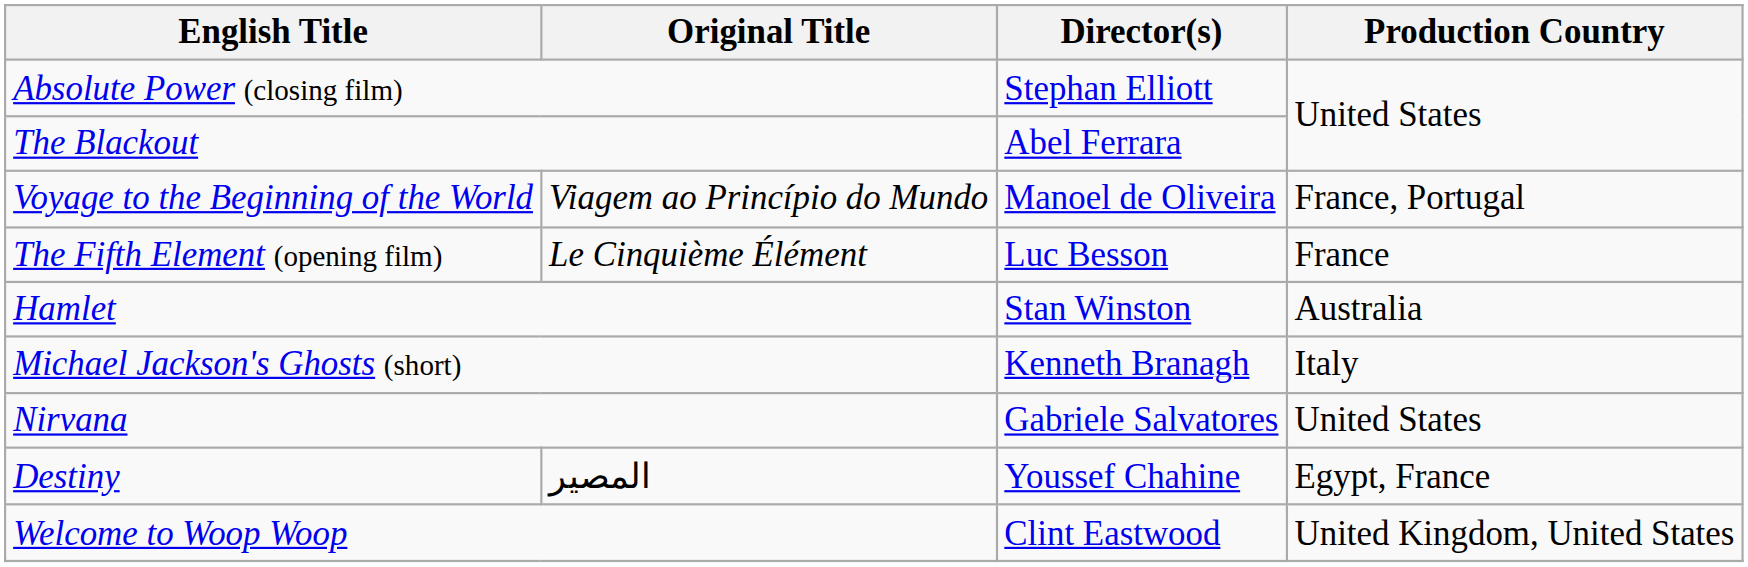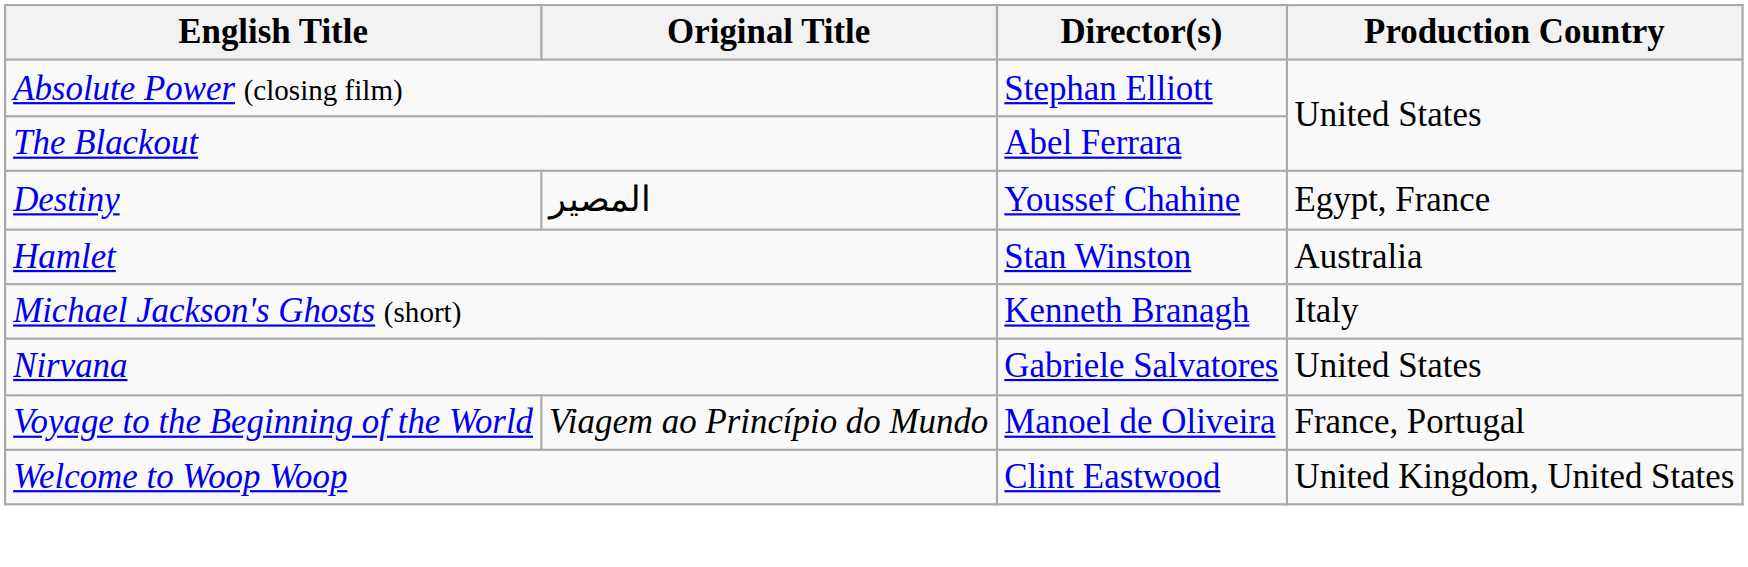rows swapped: (66, 475) <-> (273, 198)
- row: (228, 253)
